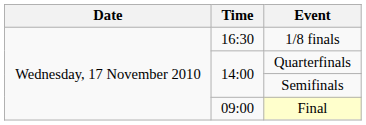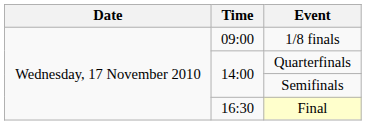(237, 39) 16:30 -> (237, 39) 09:00
(237, 108) 09:00 -> (237, 108) 16:30
